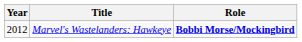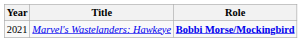(17, 29) 2012 -> (17, 29) 2021
